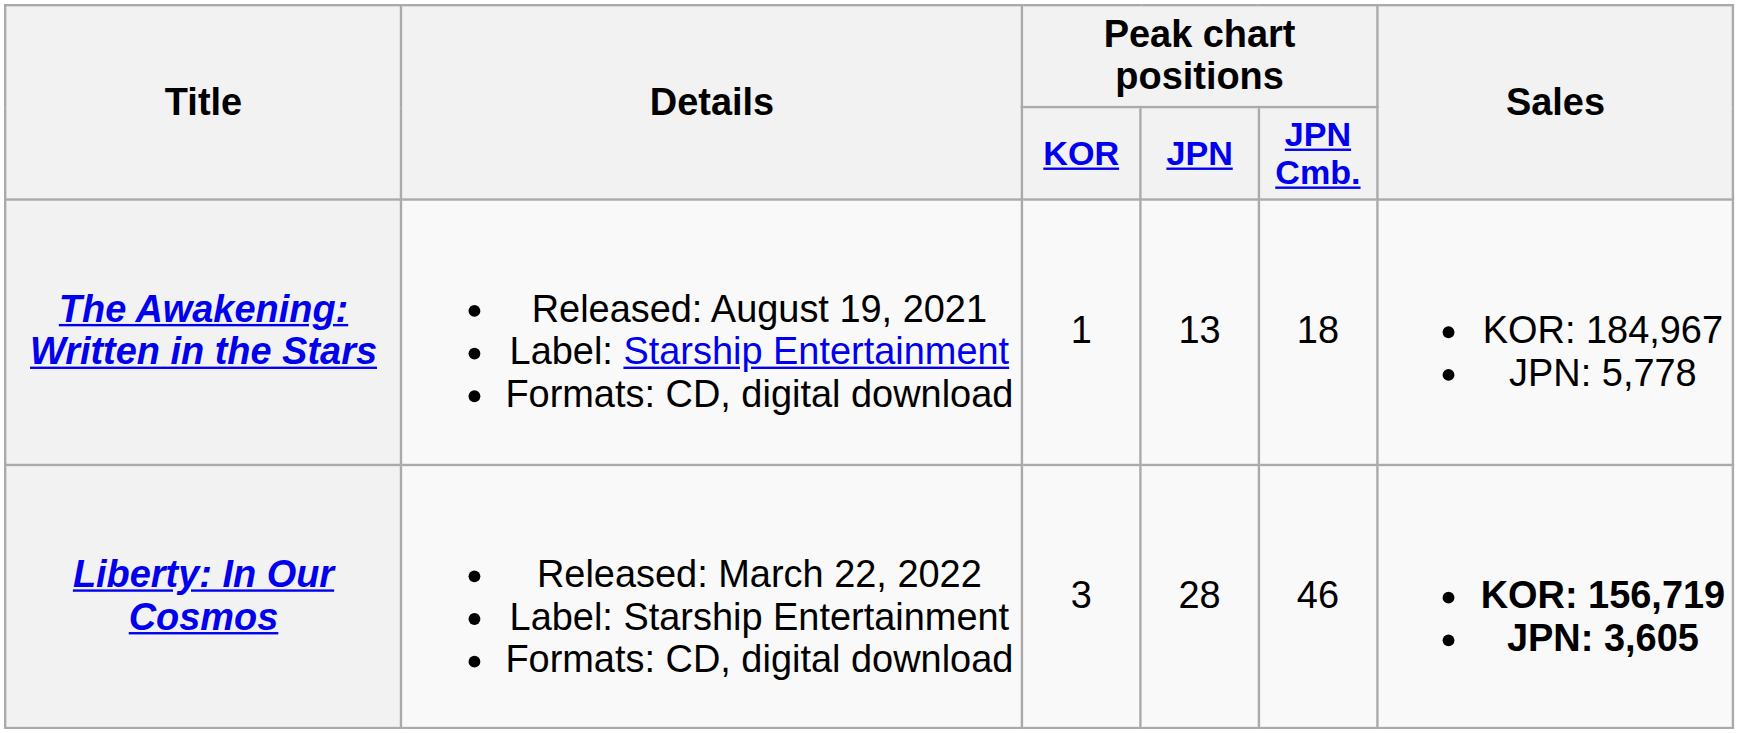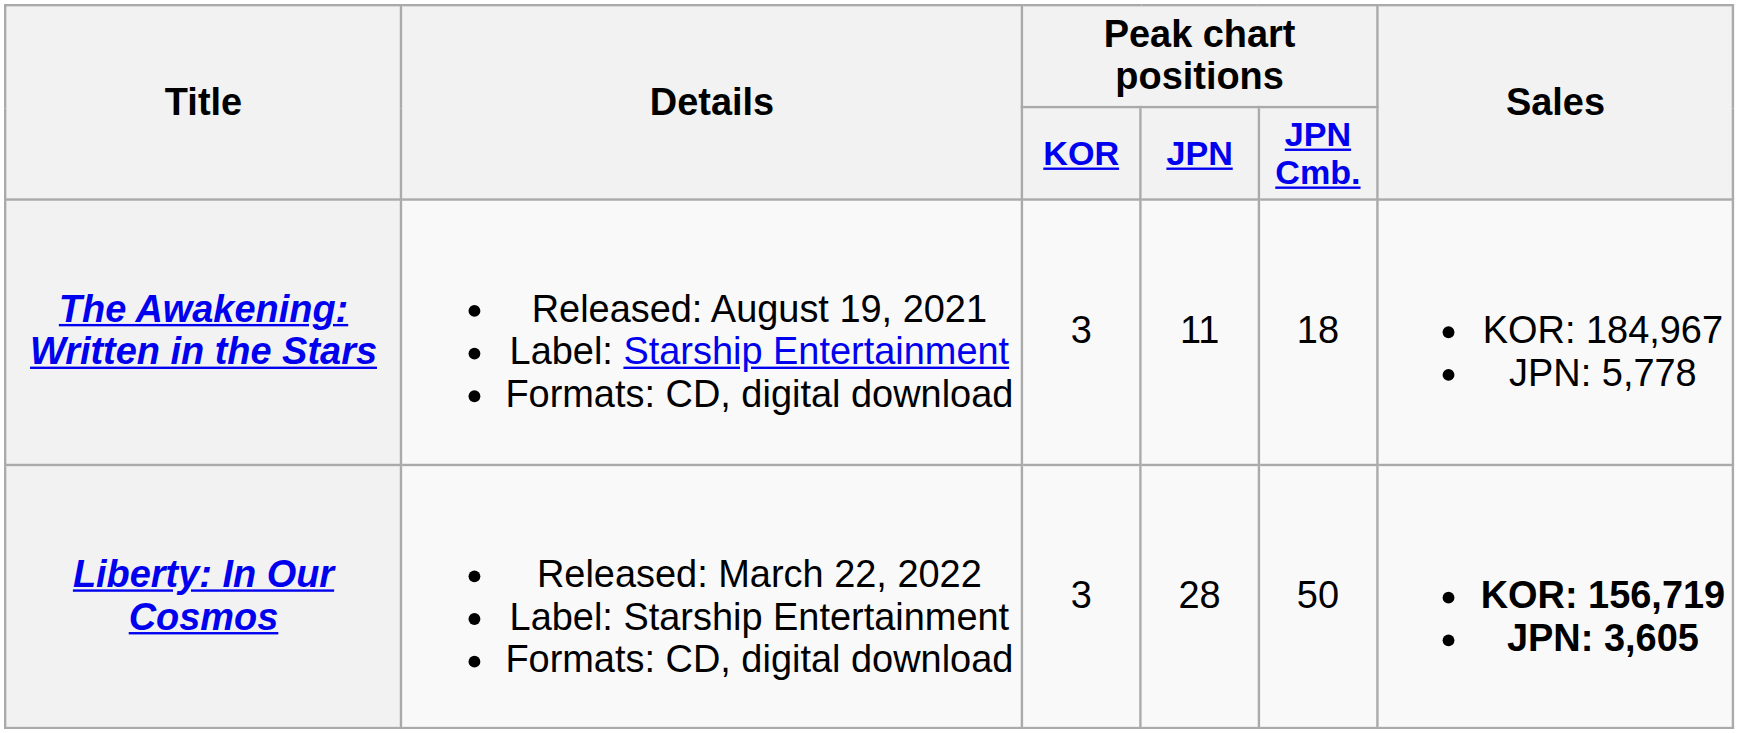(1081, 331) 1 -> (1081, 331) 3
(1200, 331) 13 -> (1200, 331) 11
(1318, 595) 46 -> (1318, 595) 50
